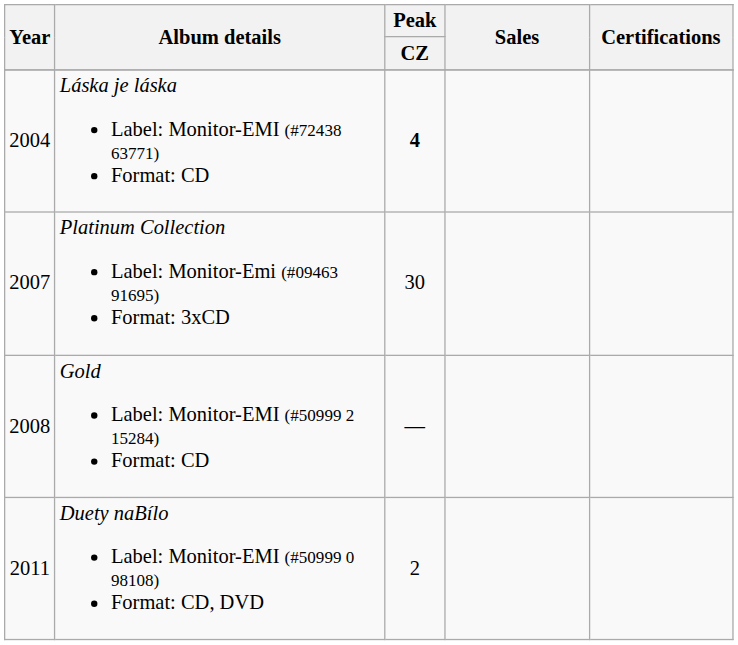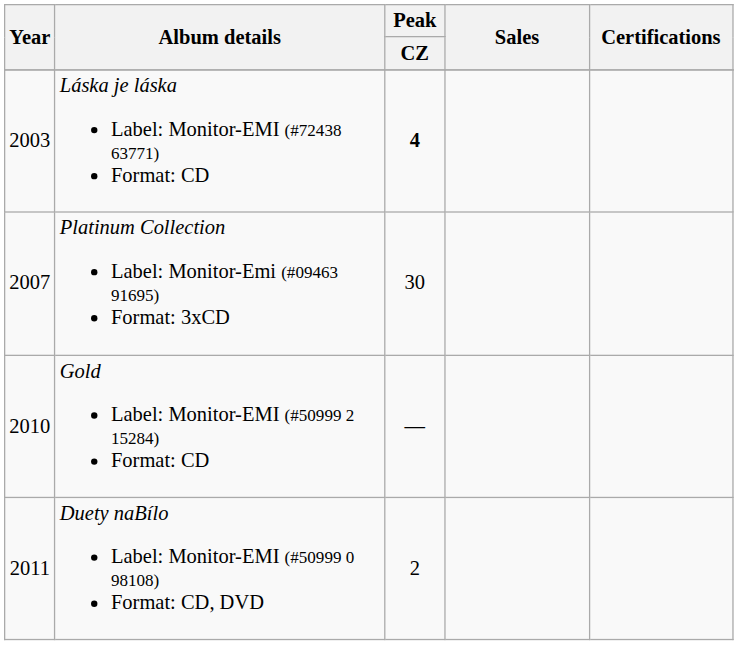(30, 140) 2004 -> (30, 140) 2003
(30, 425) 2008 -> (30, 425) 2010
